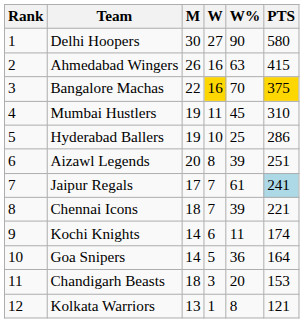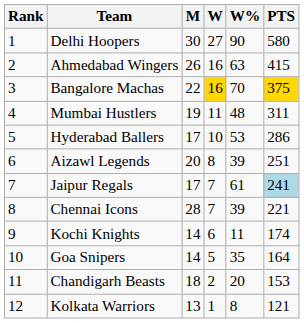(237, 112) 45 -> (237, 112) 48
(279, 112) 310 -> (278, 112) 311
(193, 137) 19 -> (193, 137) 17
(237, 137) 25 -> (237, 137) 53
(193, 209) 18 -> (193, 209) 28
(237, 257) 36 -> (237, 257) 35
(211, 281) 3 -> (211, 281) 2
